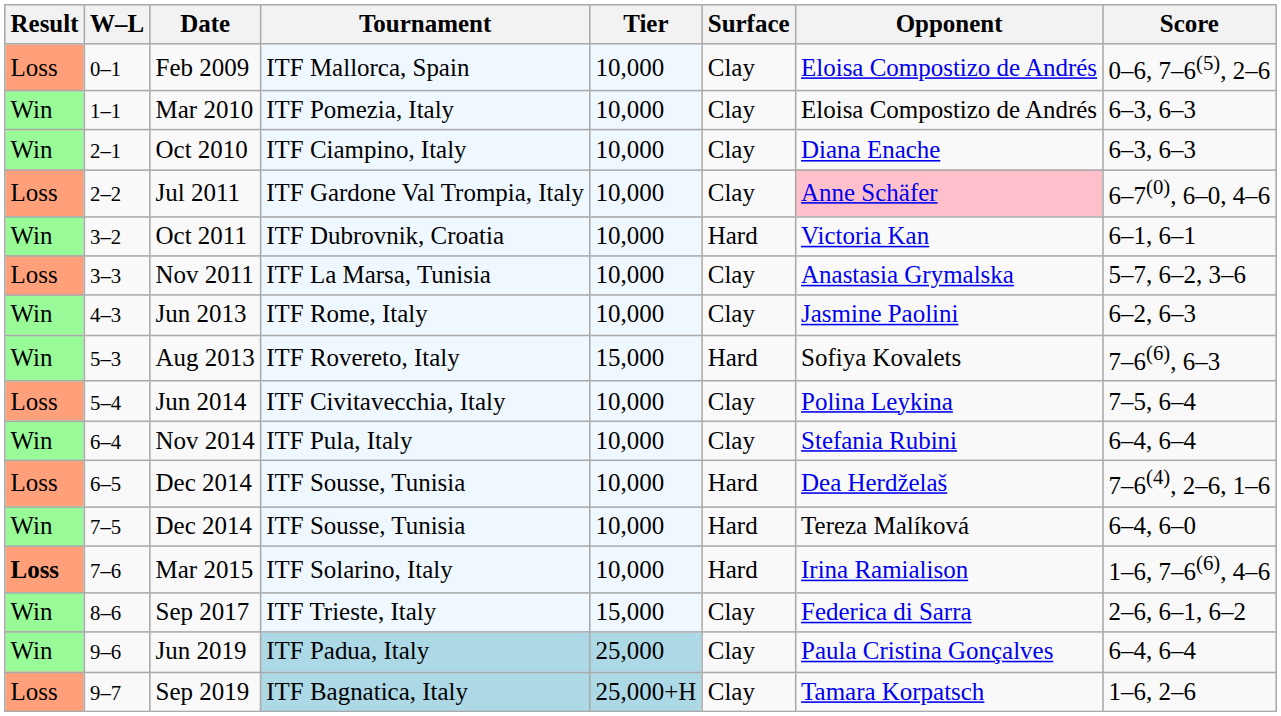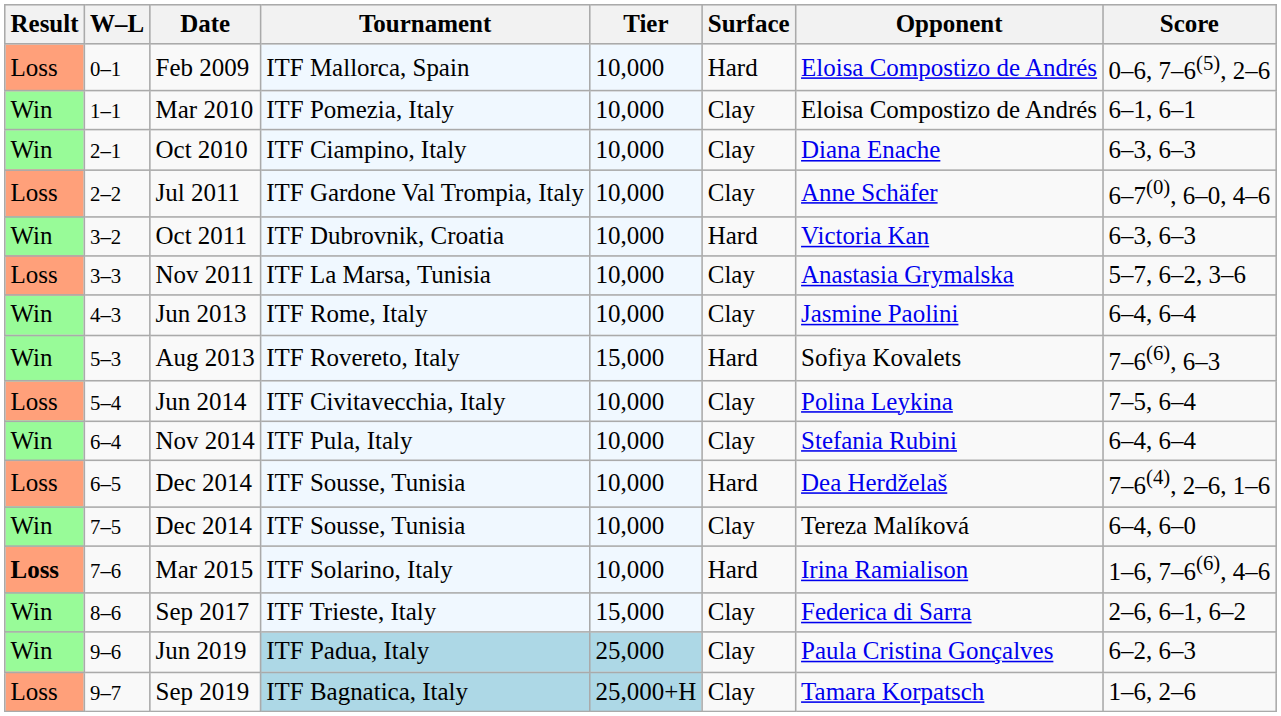(731, 67) Clay -> (733, 67) Hard
(1152, 110) 6–3, 6–3 -> (1152, 110) 6–1, 6–1
(869, 192) pink background -> (869, 192) no background
(1152, 235) 6–1, 6–1 -> (1152, 235) 6–3, 6–3
(1152, 314) 6–2, 6–3 -> (1152, 314) 6–4, 6–4
(733, 526) Hard -> (731, 526) Clay
(1152, 651) 6–4, 6–4 -> (1152, 651) 6–2, 6–3
